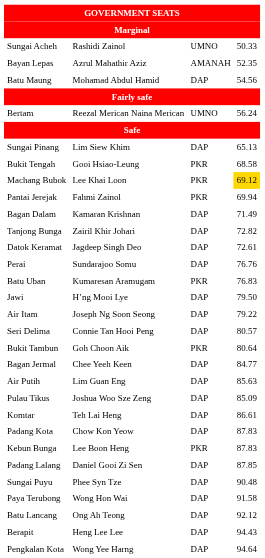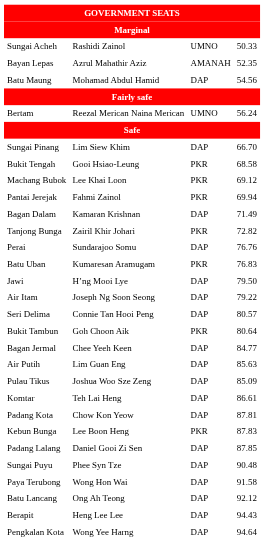(247, 147) 65.13 -> (247, 147) 66.70
(247, 180) gold background -> (247, 180) no background
(199, 230) DAP -> (199, 230) PKR
- row: (34, 247)
(247, 431) 87.83 -> (247, 414) 87.81
